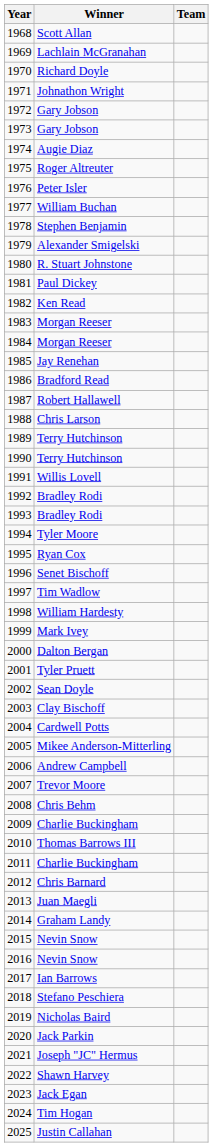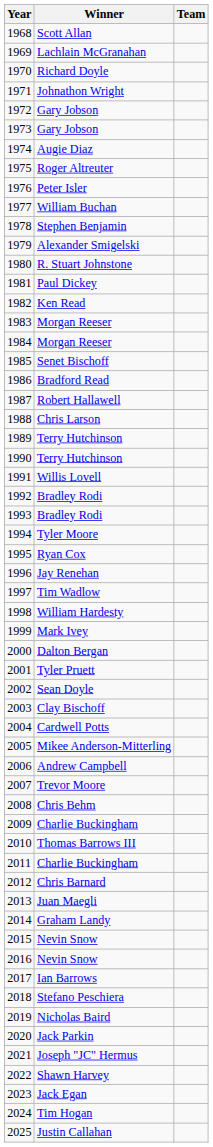(68, 361) Jay Renehan -> (73, 361) Senet Bischoff
(73, 573) Senet Bischoff -> (68, 573) Jay Renehan
